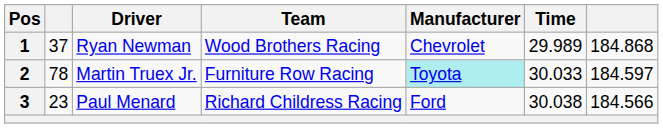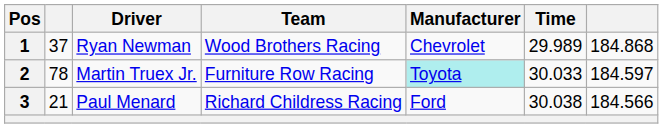(59, 102) 23 -> (59, 102) 21
